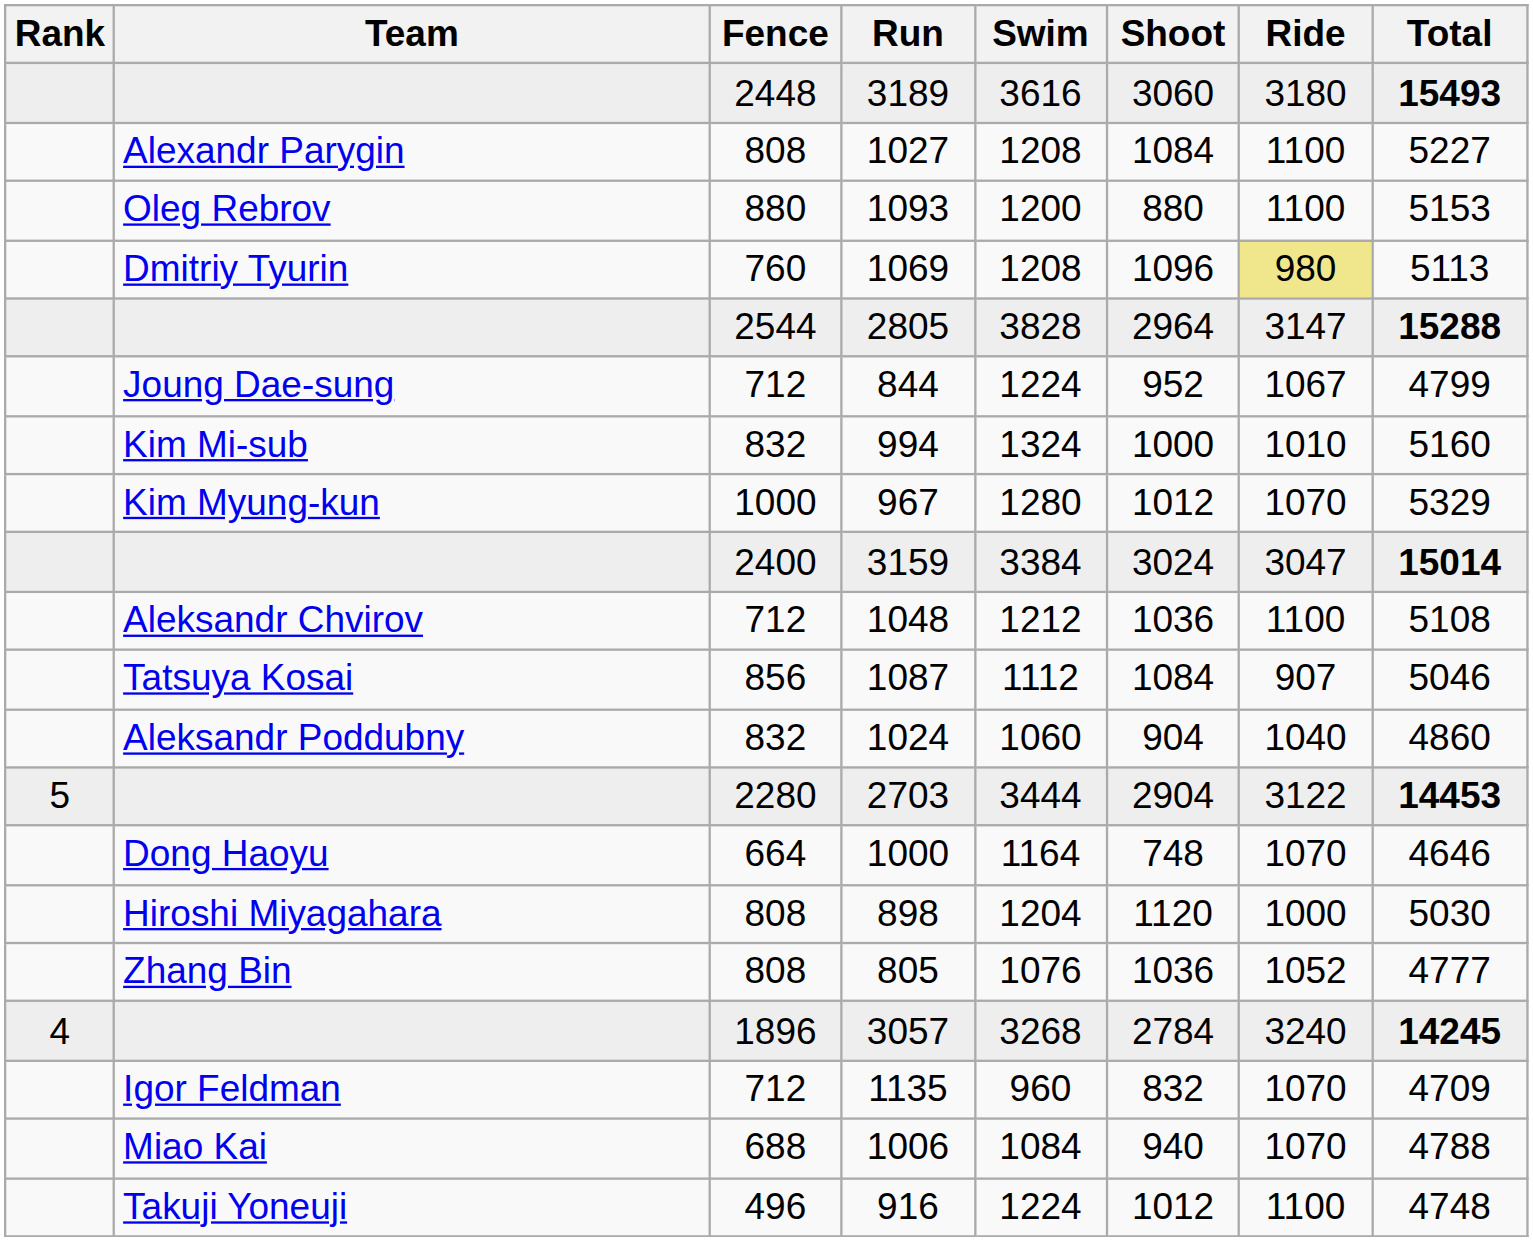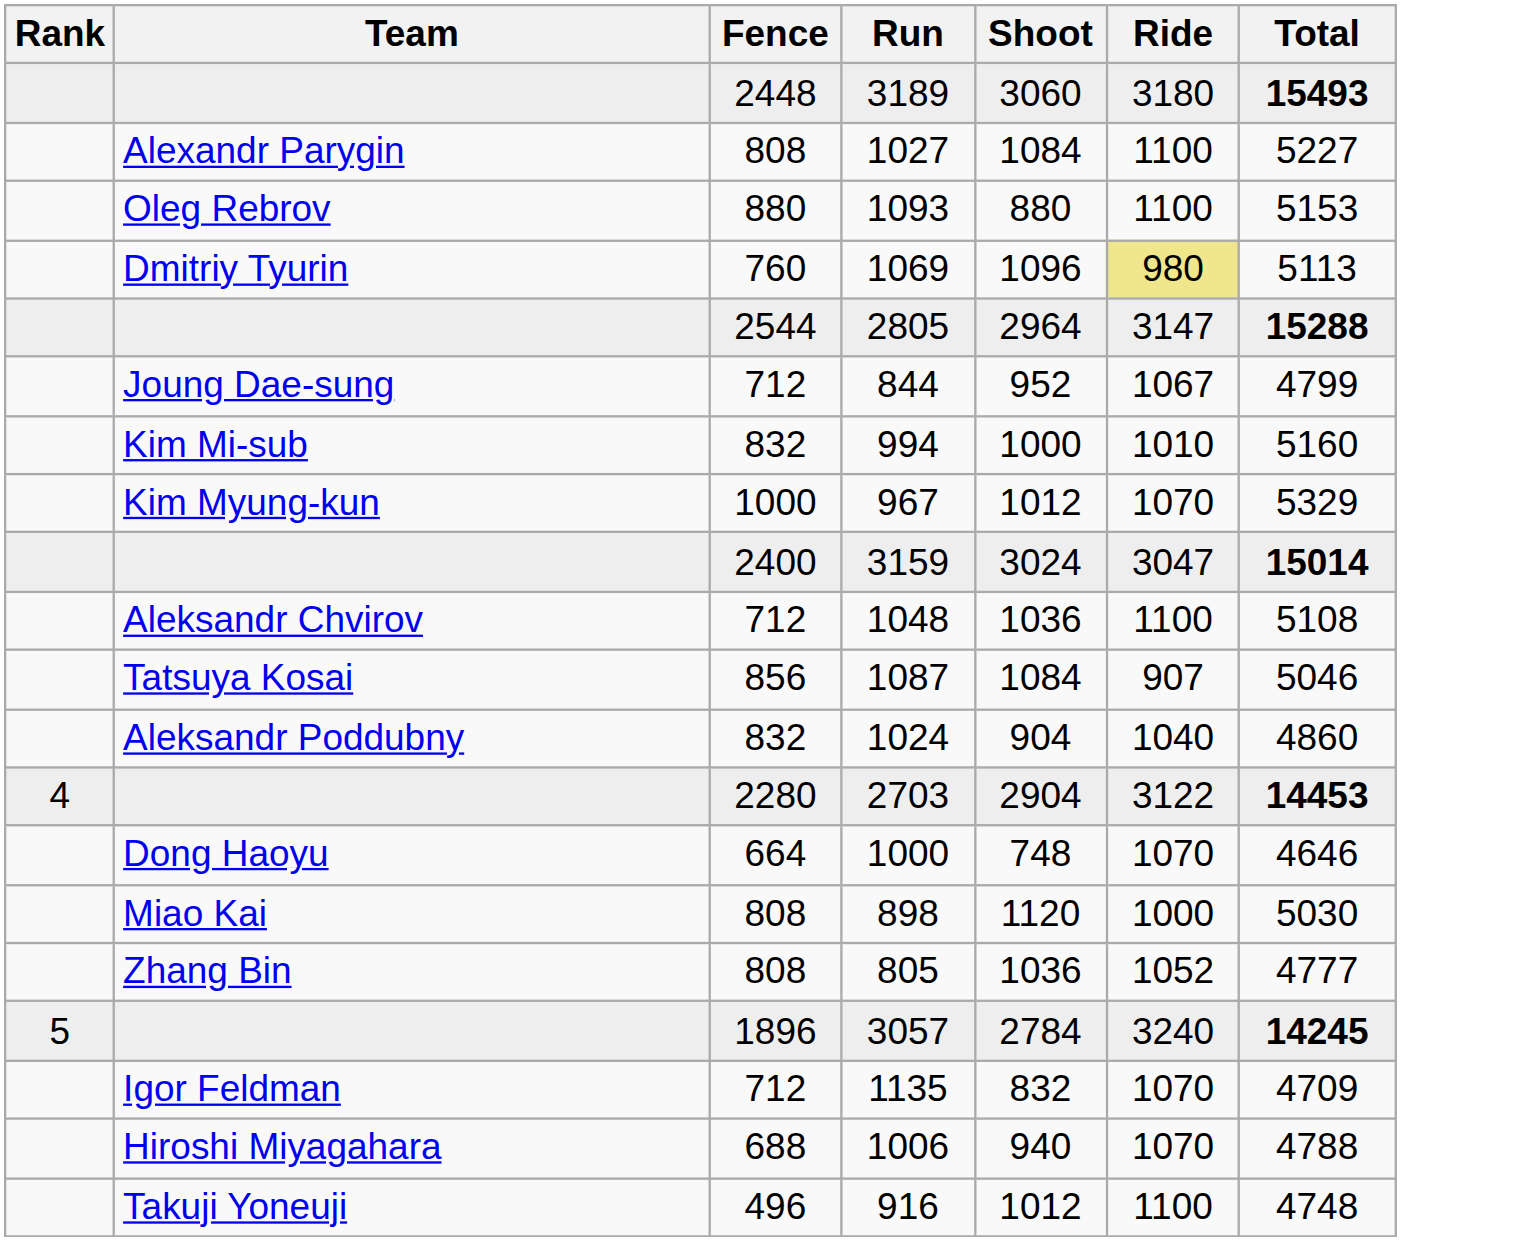- column: (1040, 33)
(60, 795) 5 -> (60, 795) 4
(282, 913) Hiroshi Miyagahara -> (195, 913) Miao Kai
(60, 1030) 4 -> (60, 1030) 5
(195, 1147) Miao Kai -> (282, 1147) Hiroshi Miyagahara
